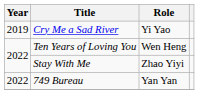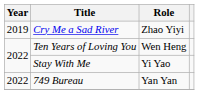(156, 30) Yi Yao -> (163, 30) Zhao Yiyi
(163, 64) Zhao Yiyi -> (156, 64) Yi Yao
